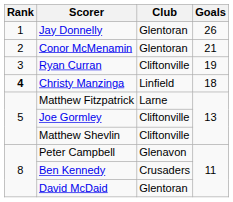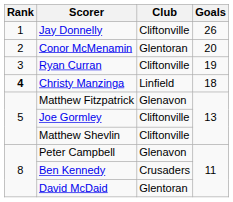(163, 30) Glentoran -> (164, 30) Cliftonville
(211, 48) 21 -> (211, 48) 20
(153, 100) Larne -> (163, 100) Glenavon
